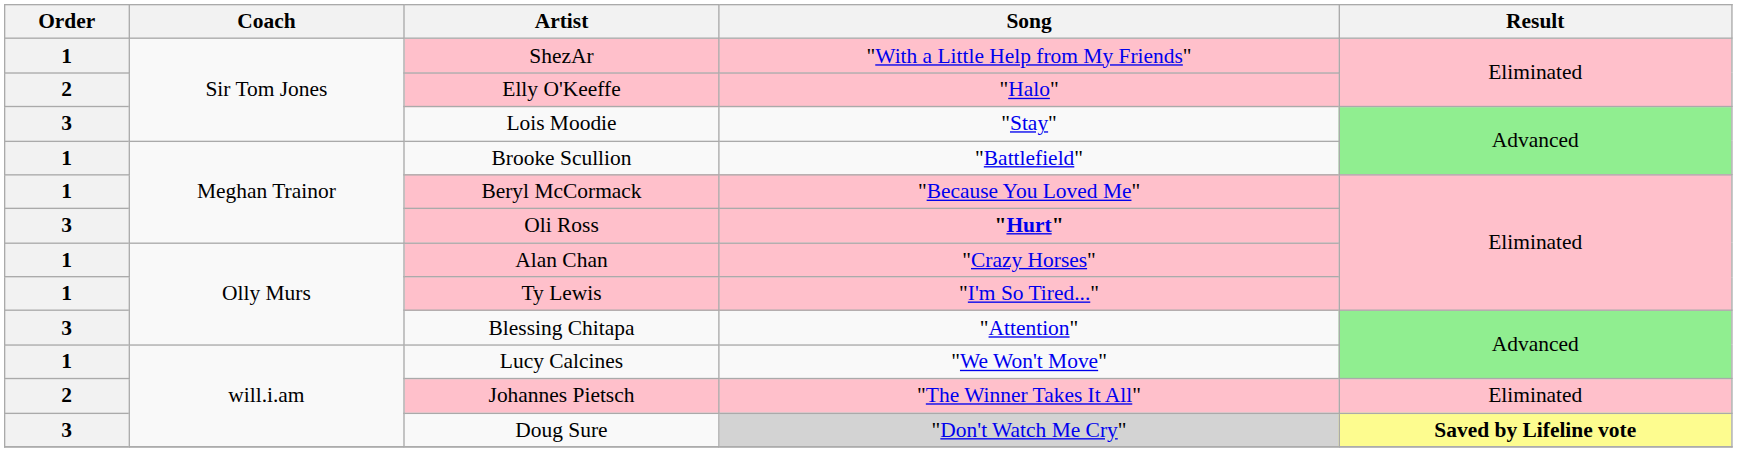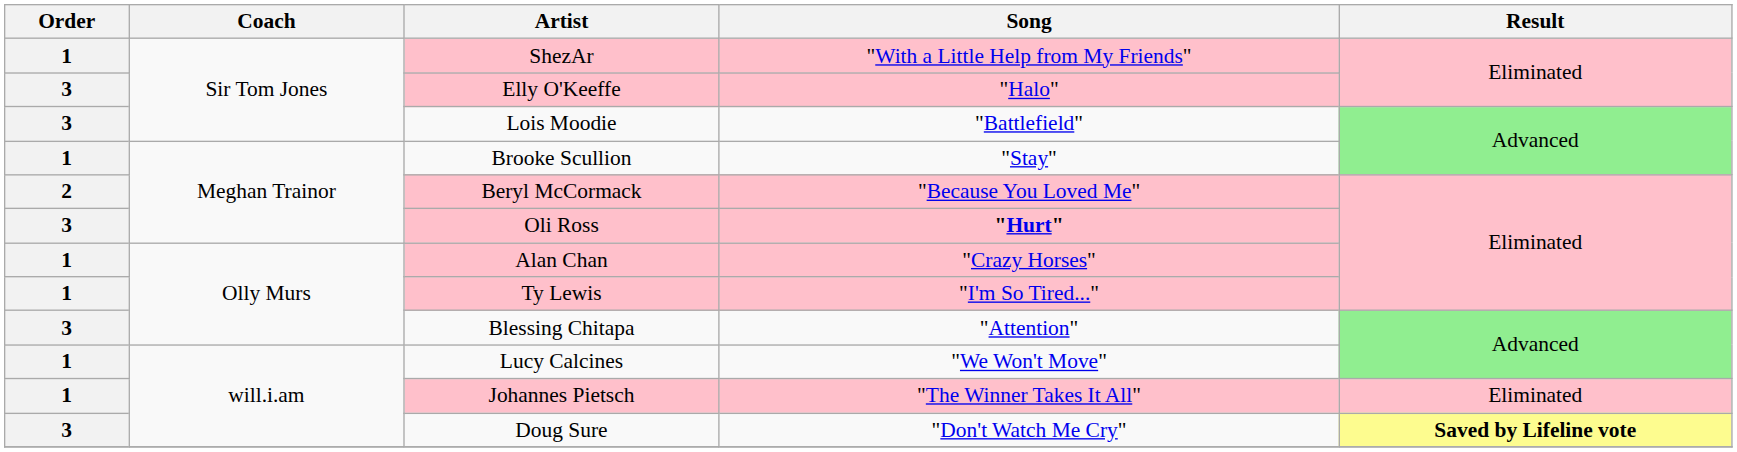(67, 89) 2 -> (67, 89) 3
(1029, 123) "Stay" -> (1029, 123) "Battlefield"
(1029, 157) "Battlefield" -> (1029, 157) "Stay"
(67, 191) 1 -> (67, 191) 2
(67, 395) 2 -> (67, 395) 1
(1029, 429) lightgrey background -> (1029, 429) no background
